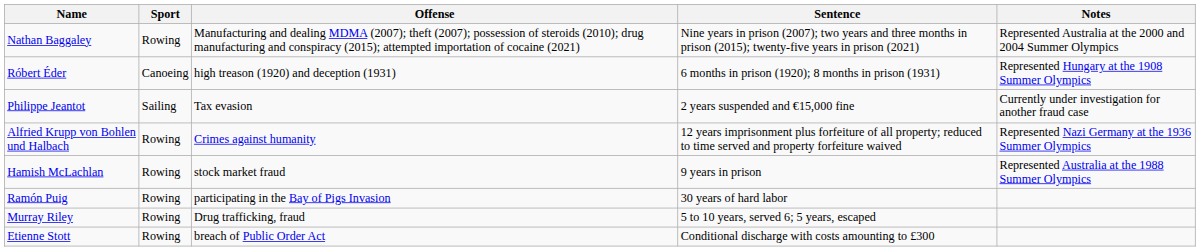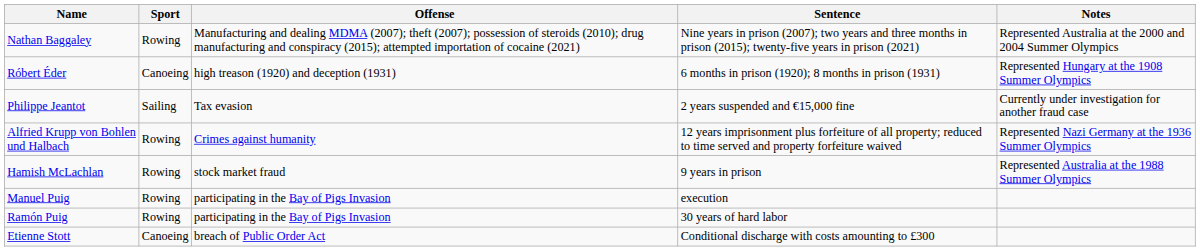+ row: (38, 198)
- row: (40, 217)
(161, 236) Rowing -> (165, 236) Canoeing
